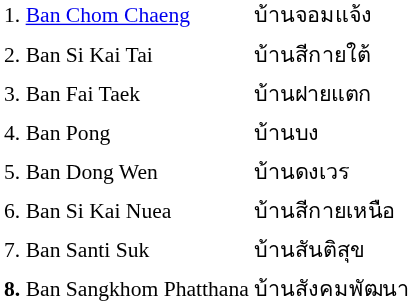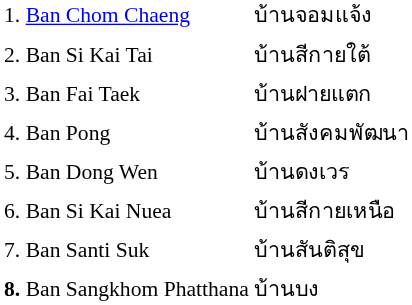(287, 132) บ้านบง -> (332, 132) บ้านสังคมพัฒนา
(332, 289) บ้านสังคมพัฒนา -> (287, 289) บ้านบง
